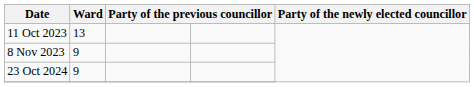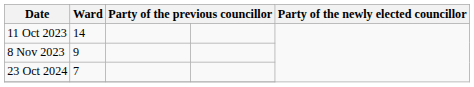(79, 33) 13 -> (79, 33) 14
(76, 71) 9 -> (76, 71) 7
